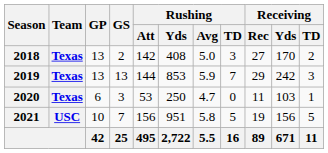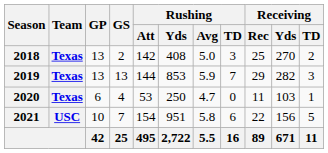(258, 55) 27 -> (258, 55) 25
(285, 55) 170 -> (285, 55) 270
(285, 76) 242 -> (285, 76) 282
(121, 96) 3 -> (121, 96) 4
(146, 117) 156 -> (146, 117) 154
(233, 117) 5 -> (233, 117) 6
(258, 117) 19 -> (258, 117) 22
